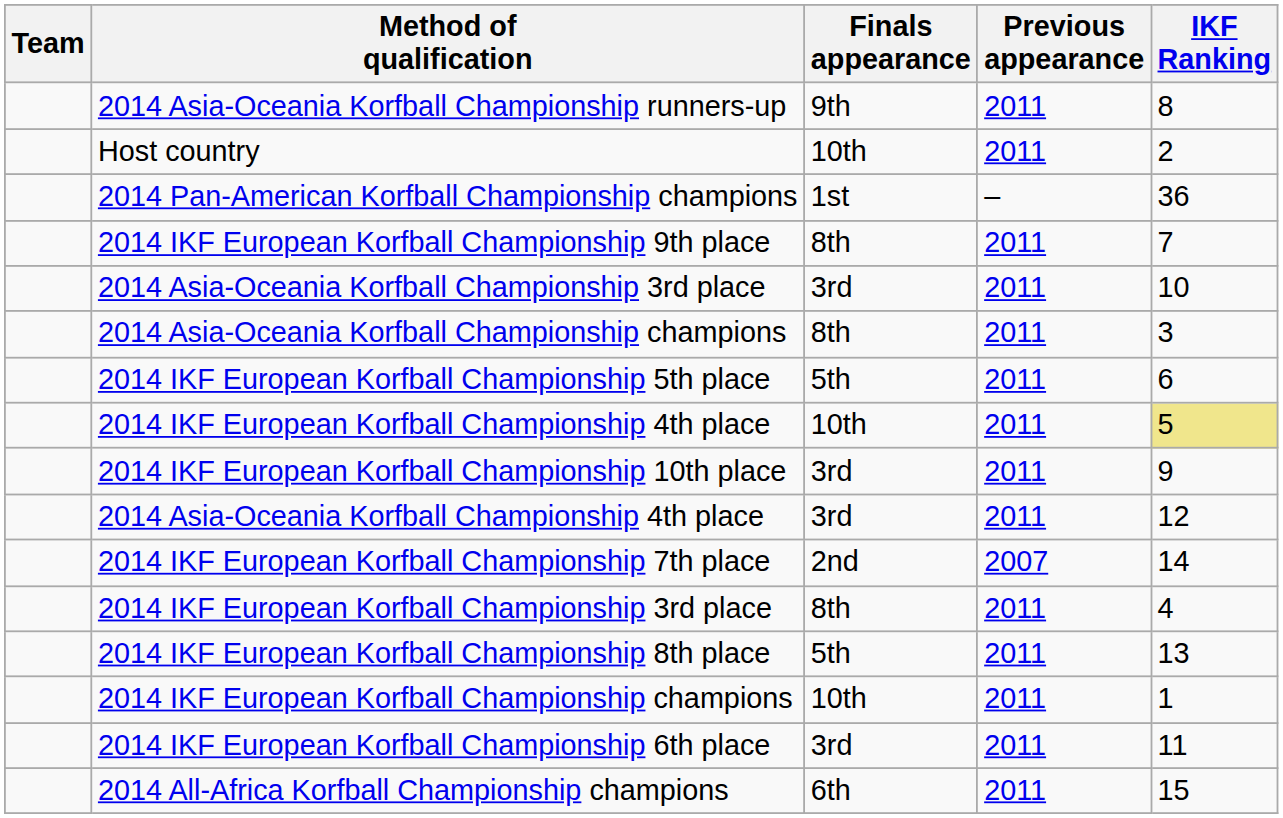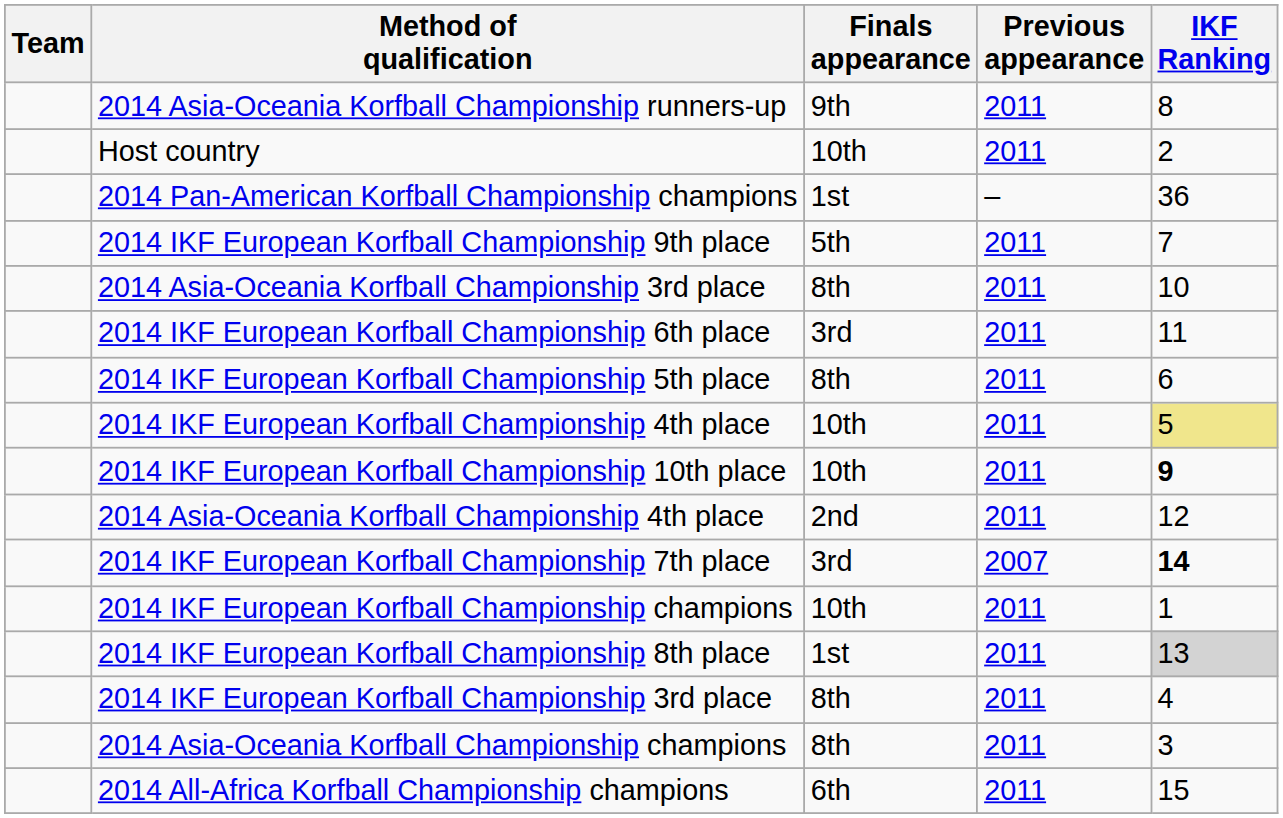(831, 242) 8th -> (831, 242) 5th
(832, 288) 3rd -> (831, 288) 8th
rows swapped: (442, 333) <-> (434, 744)
(831, 379) 5th -> (831, 379) 8th
(832, 470) 3rd -> (839, 470) 10th
(1166, 470) normal -> (1166, 470) bold
(832, 516) 3rd -> (835, 516) 2nd
(835, 562) 2nd -> (832, 562) 3rd
(1174, 562) normal -> (1174, 562) bold
rows swapped: (445, 699) <-> (435, 607)
(831, 653) 5th -> (830, 653) 1st
(1174, 653) no background -> (1174, 653) lightgrey background
